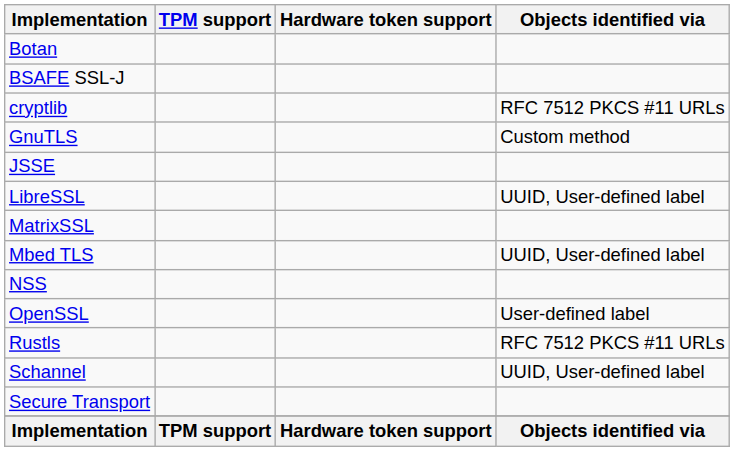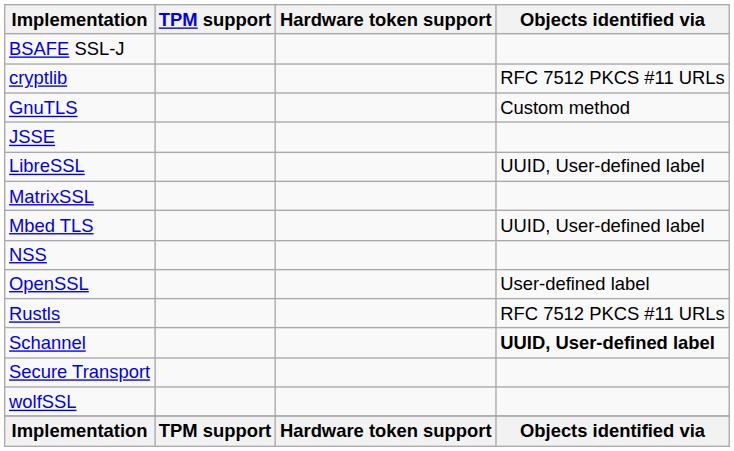- row: (33, 49)
(602, 373) normal -> (608, 343) bold
+ row: (43, 402)
